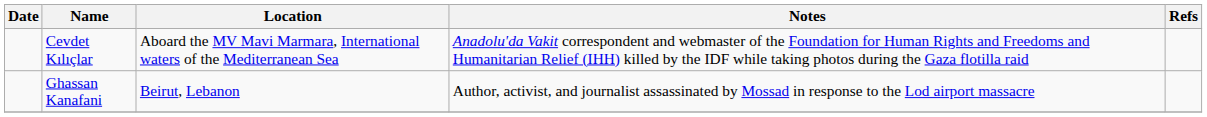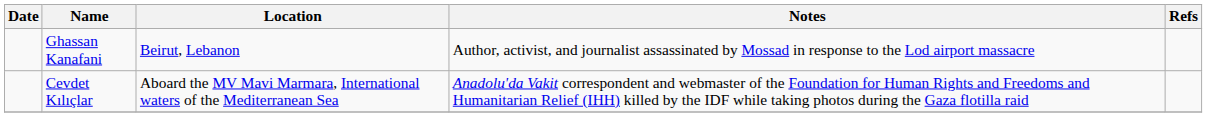rows swapped: (69, 49) <-> (74, 91)
